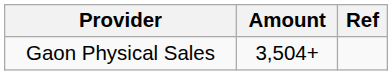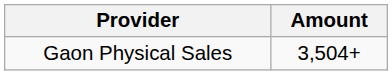- column: (363, 20)
